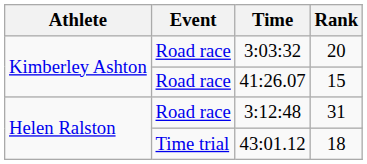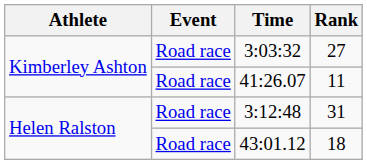(336, 51) 20 -> (336, 51) 27
(336, 82) 15 -> (336, 82) 11
(192, 143) Time trial -> (193, 143) Road race
